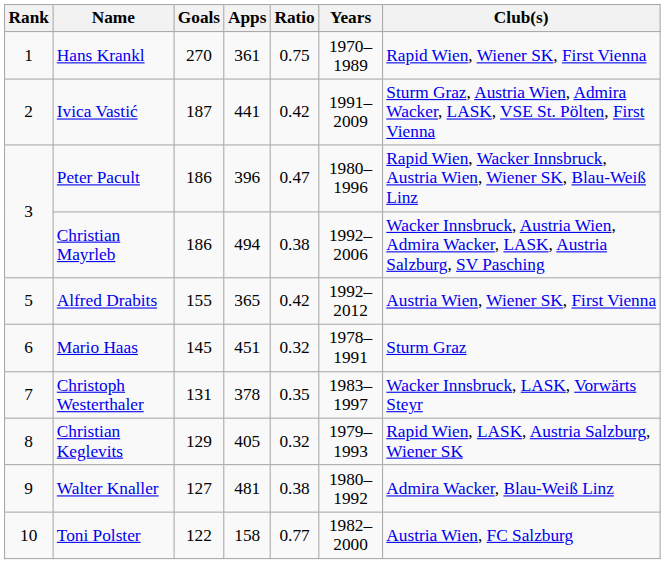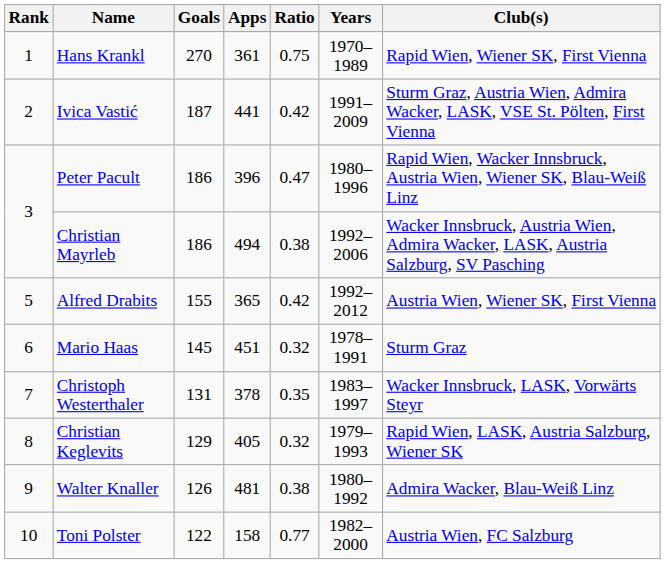(199, 488) 127 -> (199, 488) 126
